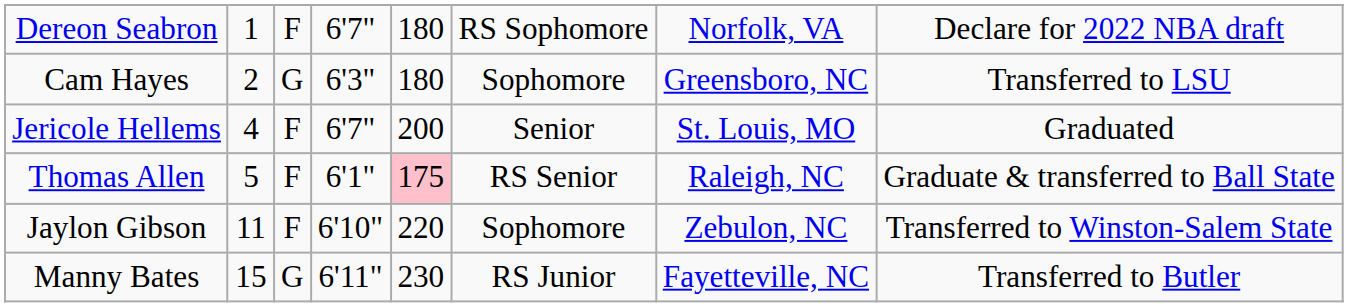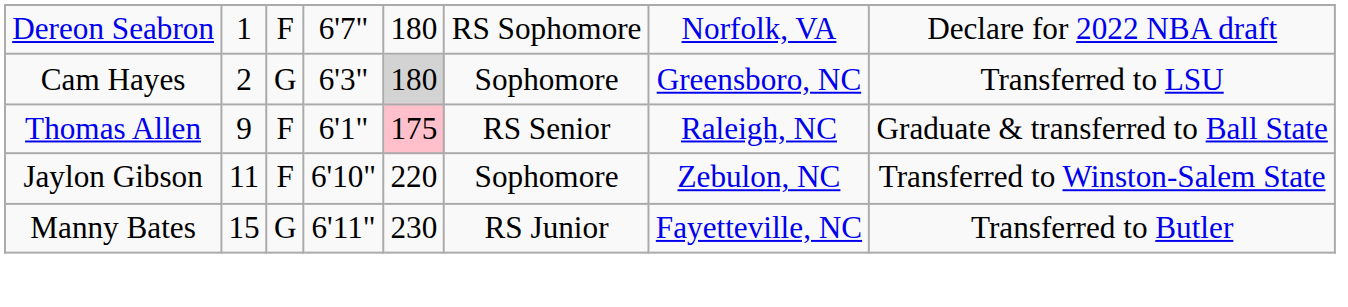(421, 78) no background -> (414, 78) lightgrey background
- row: (117, 128)
(251, 177) 5 -> (244, 128) 9
